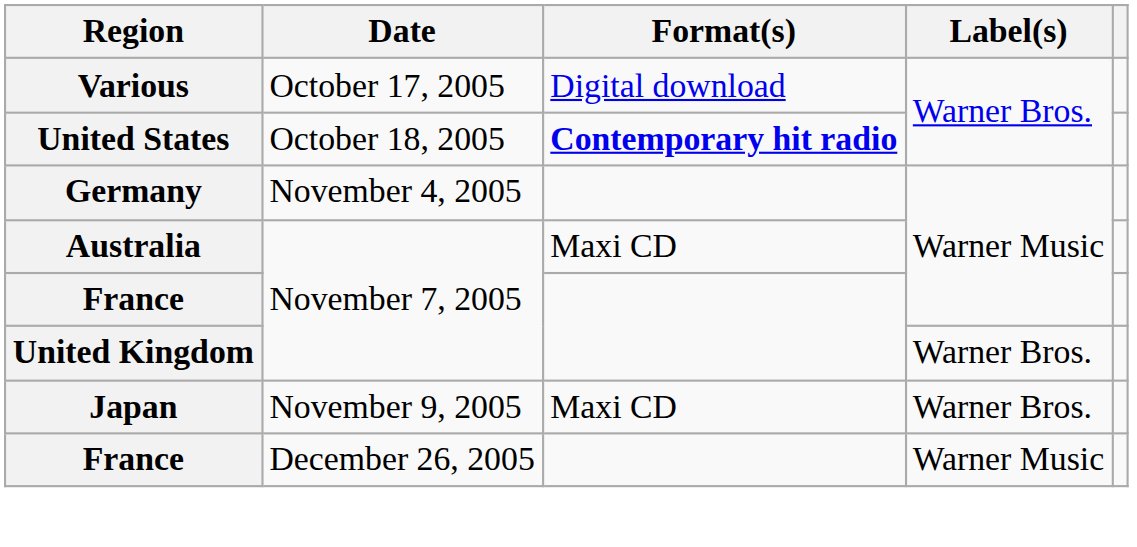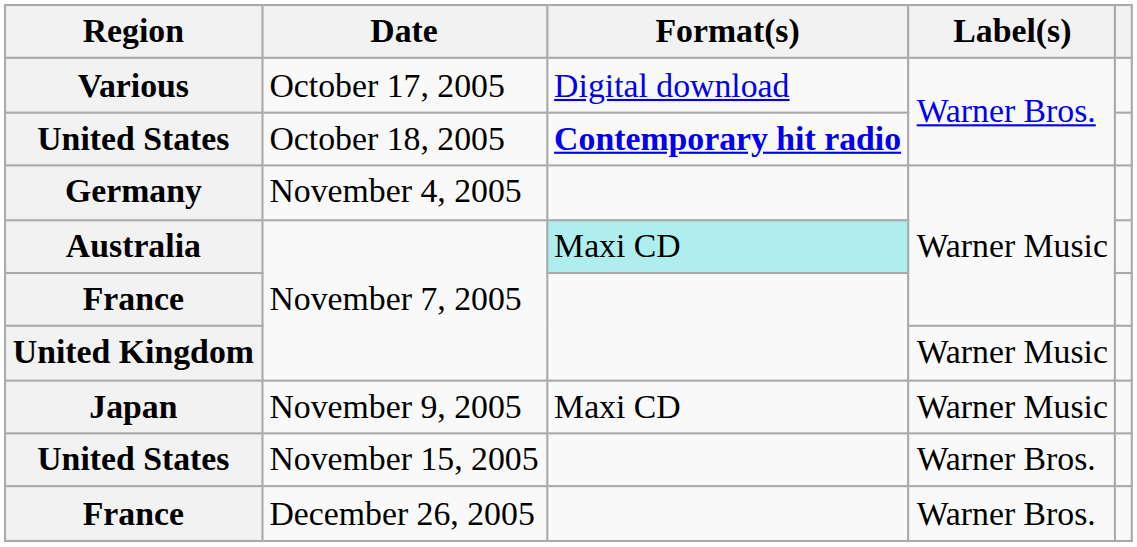(614, 245) no background -> (617, 245) paleturquoise background
(1002, 352) Warner Bros. -> (1012, 352) Warner Music
(1002, 406) Warner Bros. -> (1012, 406) Warner Music
+ row: (133, 459)
(1009, 459) Warner Music -> (1006, 513) Warner Bros.
